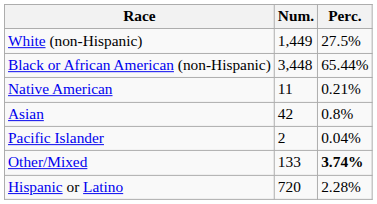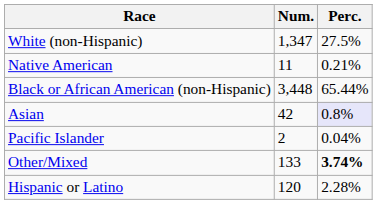(295, 41) 1,449 -> (295, 41) 1,347
rows swapped: (139, 65) <-> (60, 89)
(337, 114) no background -> (337, 114) lavender background
(289, 187) 720 -> (289, 187) 120
